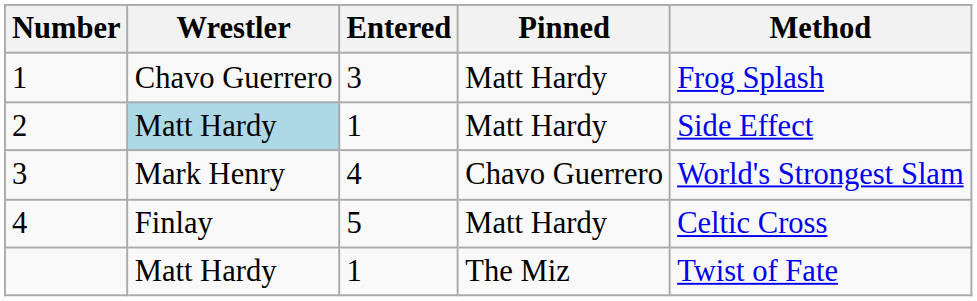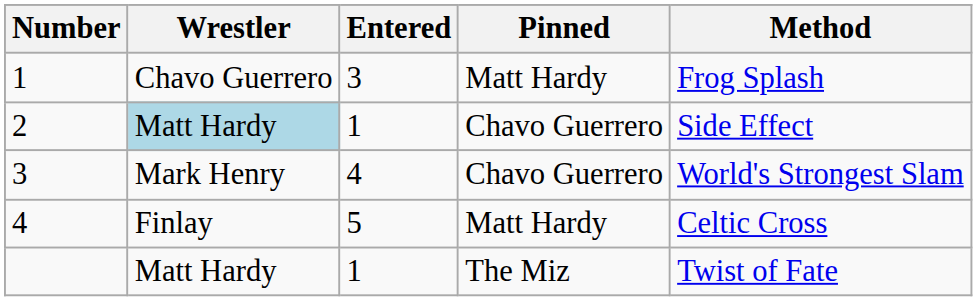(536, 125) Matt Hardy -> (564, 125) Chavo Guerrero
